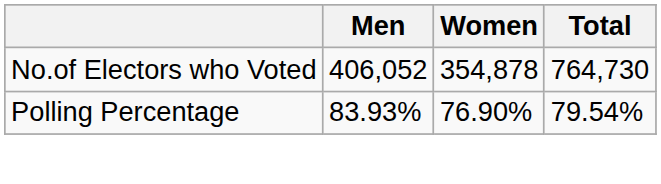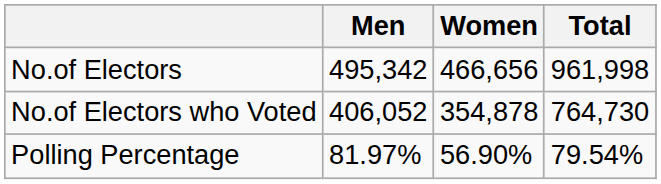+ row: (97, 69)
(375, 112) 83.93% -> (375, 155) 81.97%
(486, 112) 76.90% -> (486, 155) 56.90%
